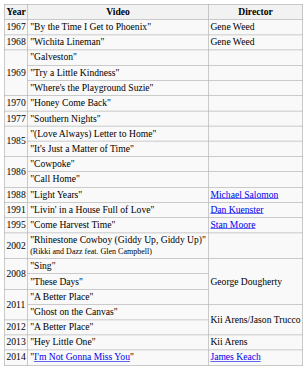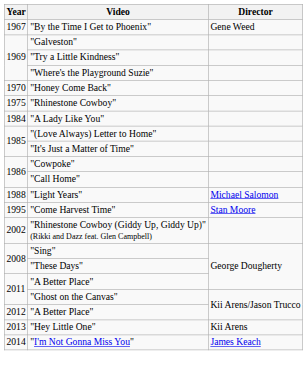- row: (16, 42)
+ row: (16, 103)
- row: (16, 118)
+ row: (16, 118)
- row: (16, 210)
